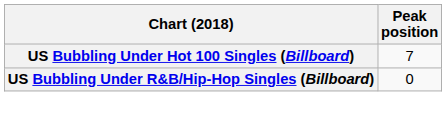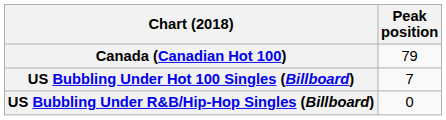+ row: (191, 56)
